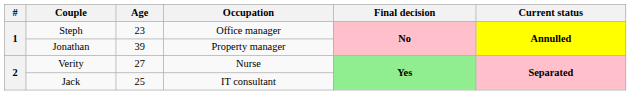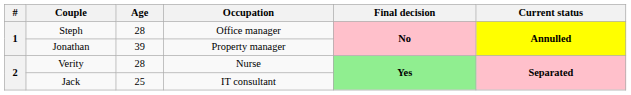(140, 30) 23 -> (140, 30) 28
(140, 64) 27 -> (140, 64) 28
